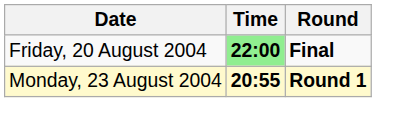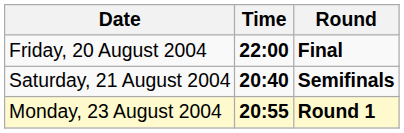(256, 50) lightgreen background -> (264, 50) no background
+ row: (120, 81)
